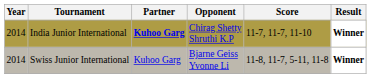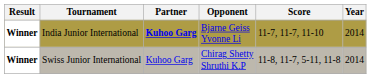columns swapped: (16, 12) <-> (348, 12)
(215, 34) Chirag Shetty Shruthi K.P -> (225, 34) Bjarne Geiss Yvonne Li
(213, 60) Bjarne Geiss Yvonne Li -> (227, 60) Chirag Shetty Shruthi K.P
